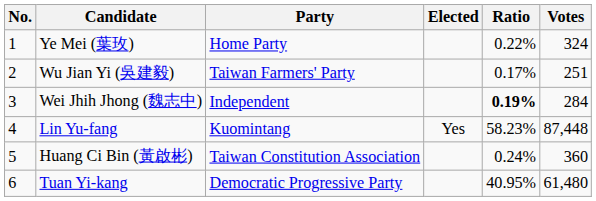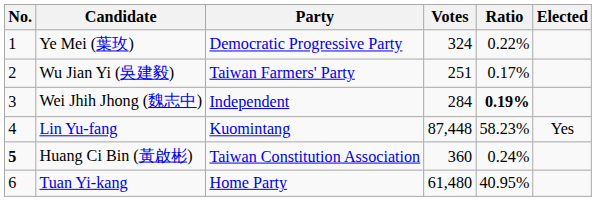columns swapped: (566, 17) <-> (453, 17)
(248, 44) Home Party -> (306, 44) Democratic Progressive Party
(12, 156) normal -> (12, 156) bold
(306, 183) Democratic Progressive Party -> (248, 183) Home Party
